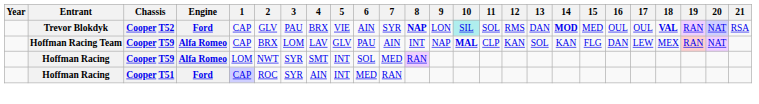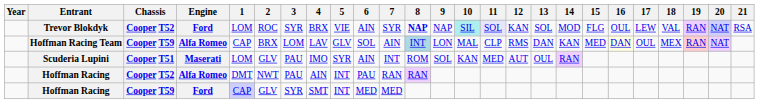(242, 28) CAP -> (242, 28) LOM
(268, 28) GLV -> (268, 28) ROC
(294, 28) PAU -> (294, 28) SYR
(441, 28) LON -> (443, 28) NAP
(491, 28) no background -> (493, 28) lavender background
(515, 28) RMS -> (518, 28) KAN
(540, 28) DAN -> (543, 28) SOL
(566, 28) bold -> (569, 28) normal
(593, 28) MED -> (595, 28) FLG
(643, 28) OUL -> (646, 28) LEW
(668, 28) bold -> (671, 28) normal
(366, 44) PAU -> (366, 44) SOL
(417, 44) no background -> (418, 44) lightblue background
(441, 44) NAP -> (443, 44) LON
(466, 44) bold -> (467, 44) normal
(515, 44) KAN -> (518, 44) RMS
(540, 44) SOL -> (543, 44) DAN
(593, 44) FLG -> (595, 44) MED
(618, 44) no background -> (621, 44) lightyellow background
(643, 44) LEW -> (646, 44) OUL
+ row: (76, 59)
(150, 59) Cooper T59 -> (150, 75) Cooper T52
(242, 59) LOM -> (242, 75) DMT
(294, 59) SYR -> (294, 75) PAU
(318, 59) SMT -> (318, 75) AIN
(366, 59) SOL -> (366, 75) PAU
(392, 59) MED -> (392, 75) RAN
(150, 75) Cooper T51 -> (150, 91) Cooper T59
(268, 75) ROC -> (268, 91) GLV
(318, 75) AIN -> (318, 91) SMT
(392, 75) RAN -> (392, 91) MED
